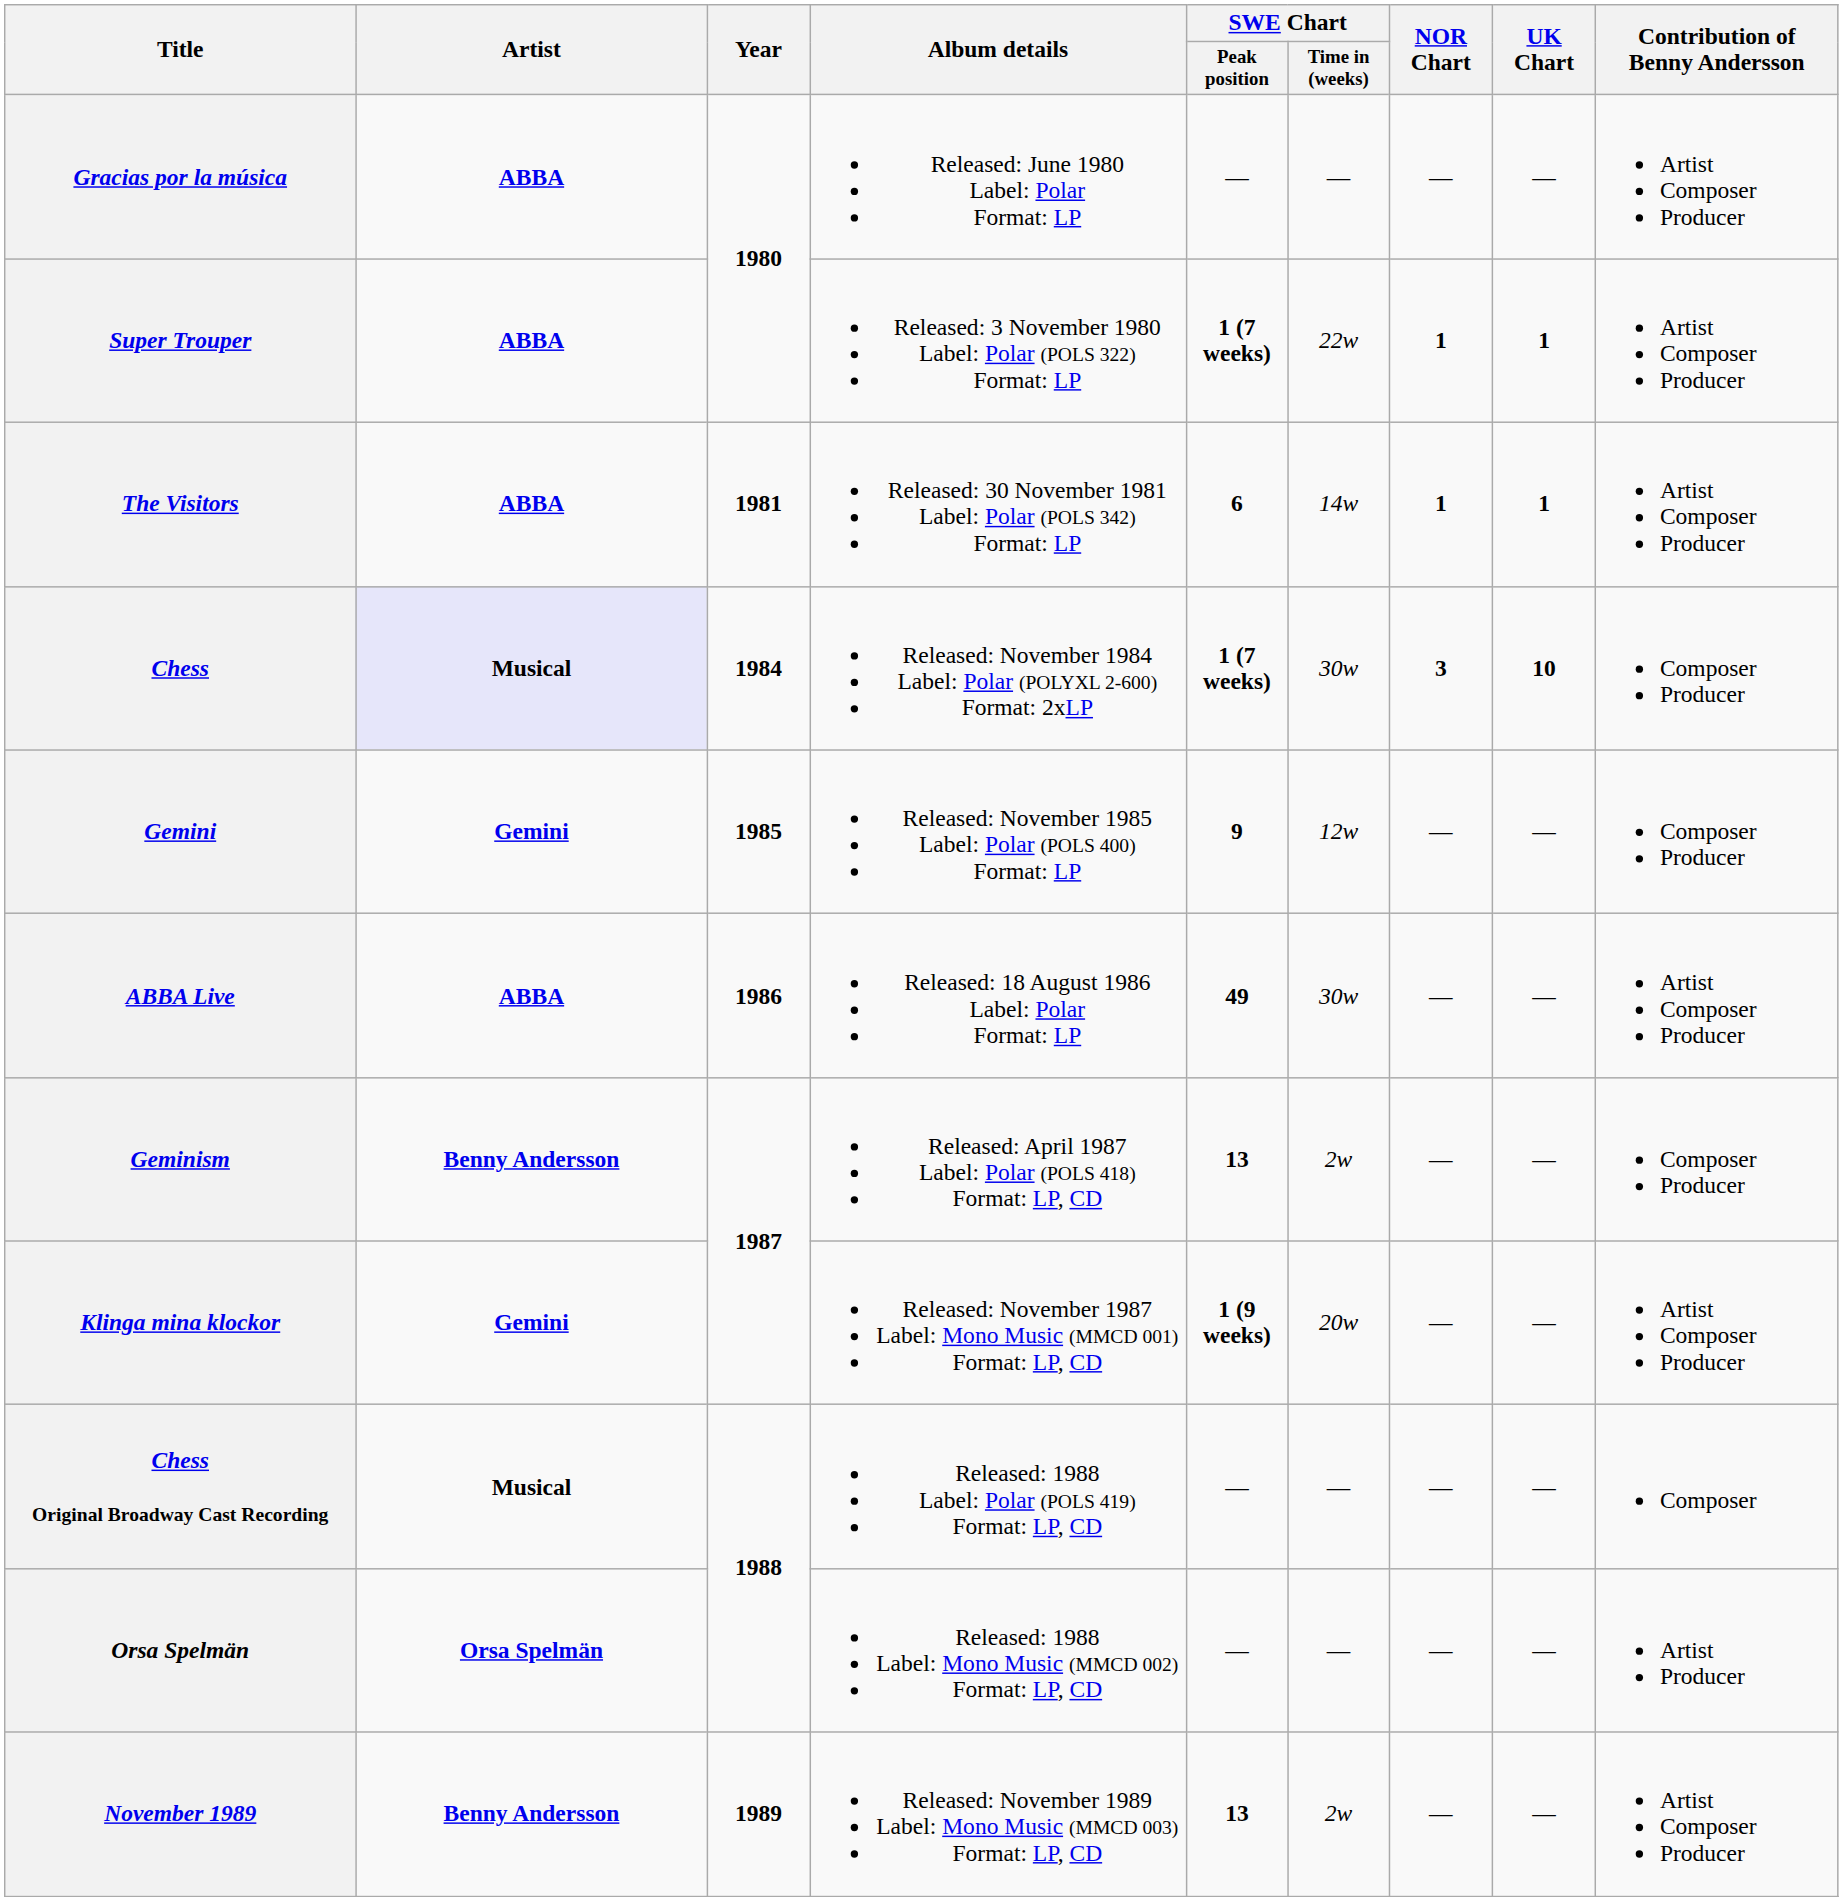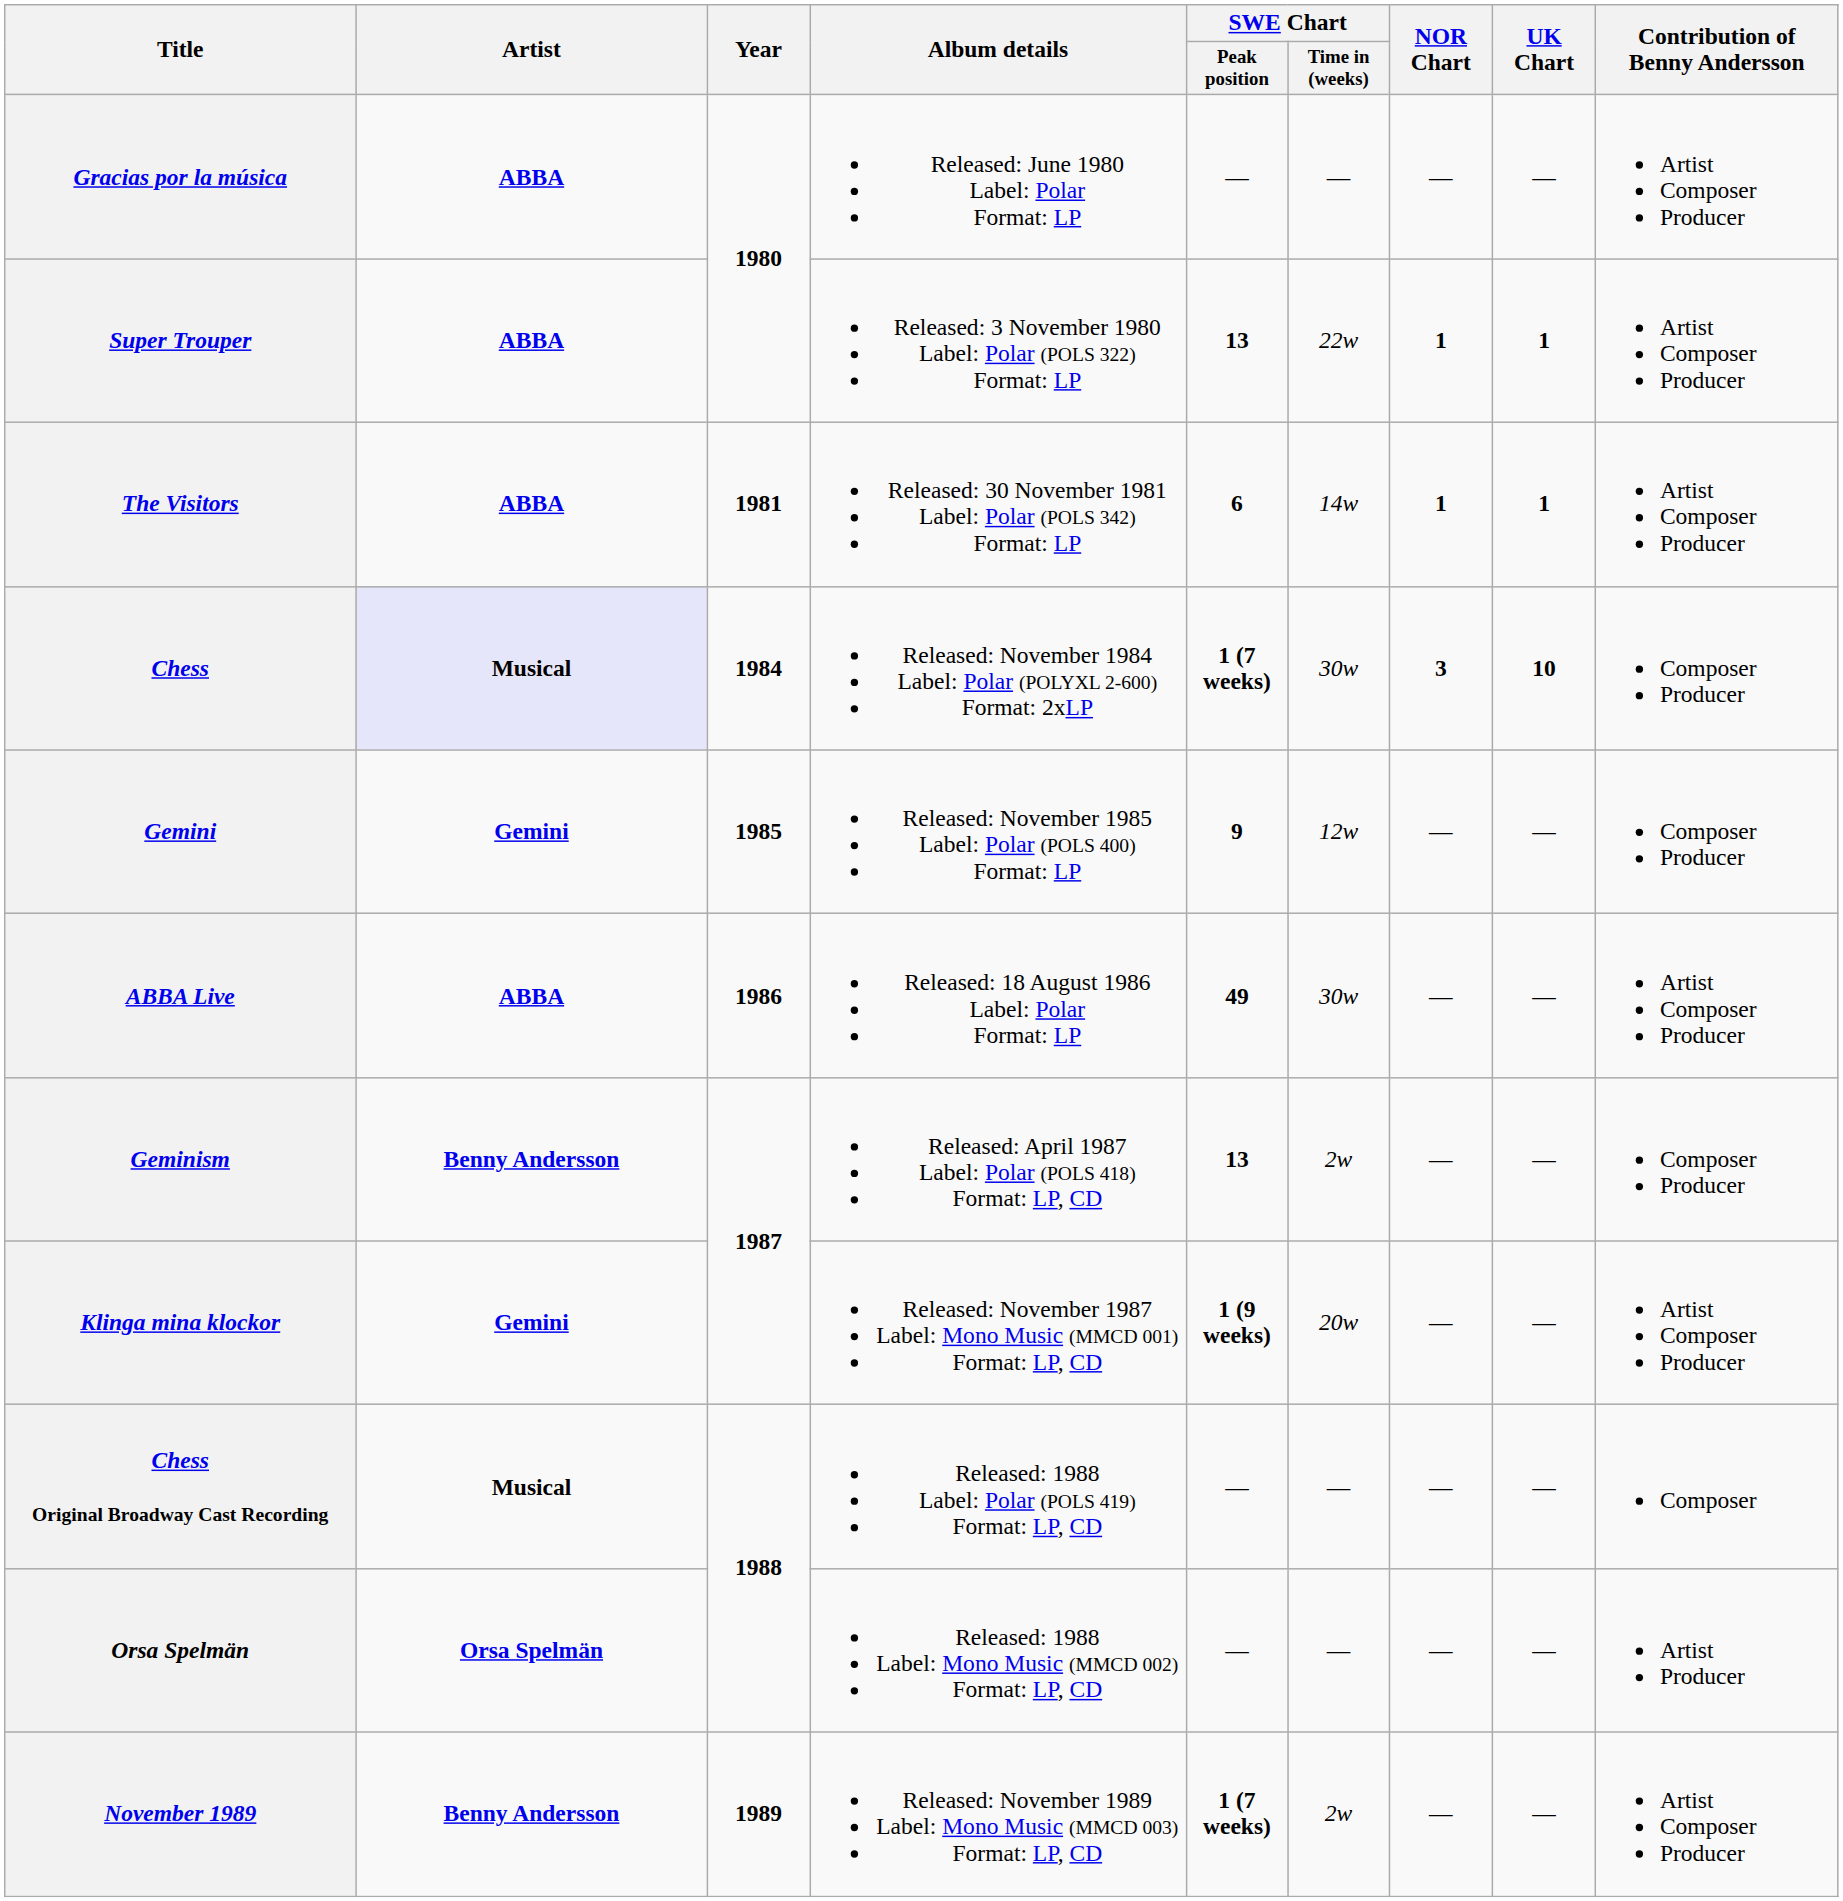(1237, 340) 1 (7 weeks) -> (1237, 340) 13
(1237, 1813) 13 -> (1237, 1813) 1 (7 weeks)
